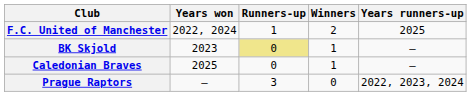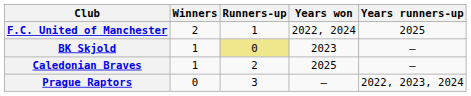columns swapped: (333, 13) <-> (205, 13)
(274, 65) 0 -> (255, 65) 2
